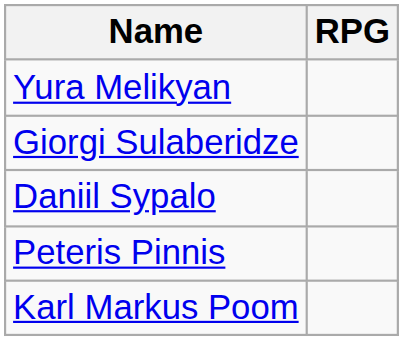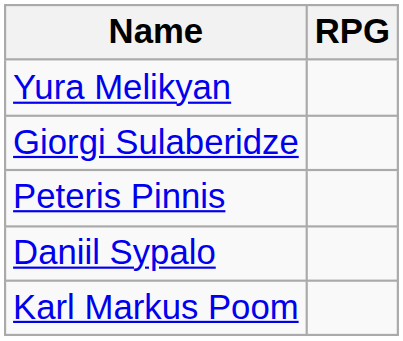rows swapped: (114, 197) <-> (119, 252)
